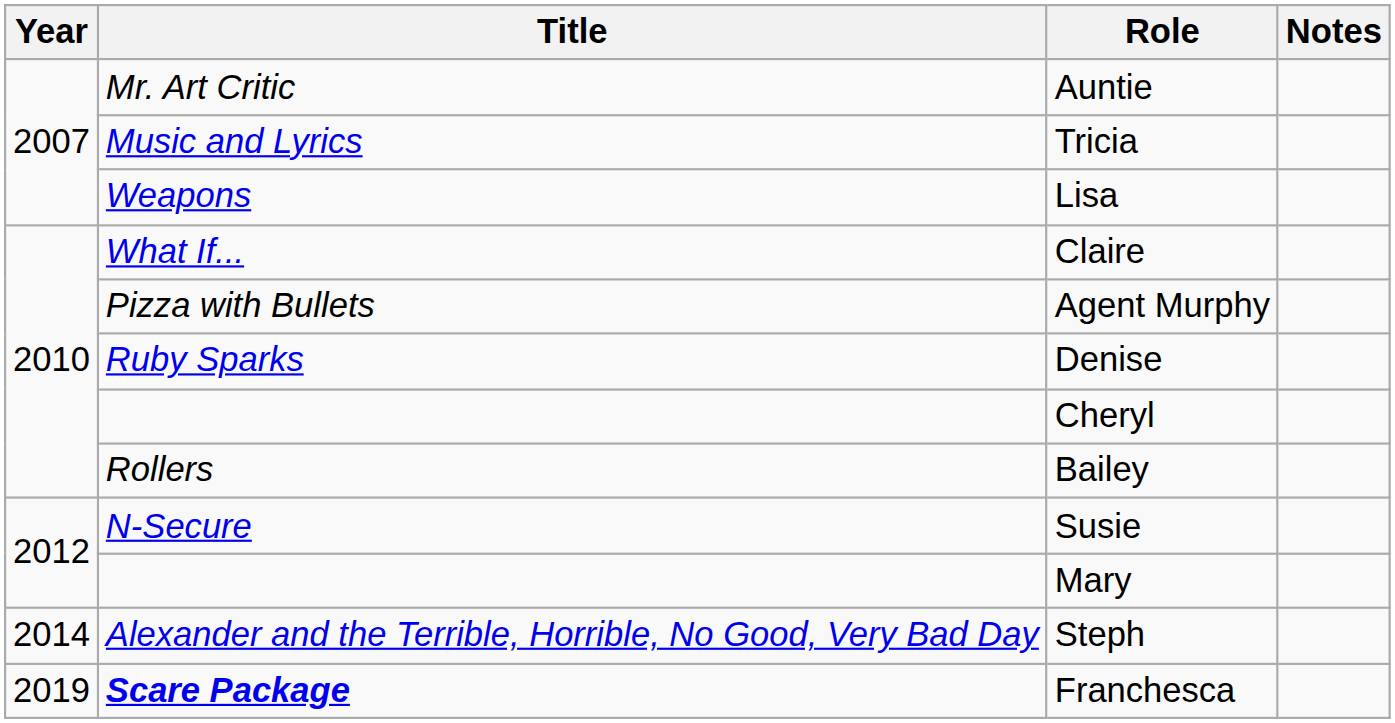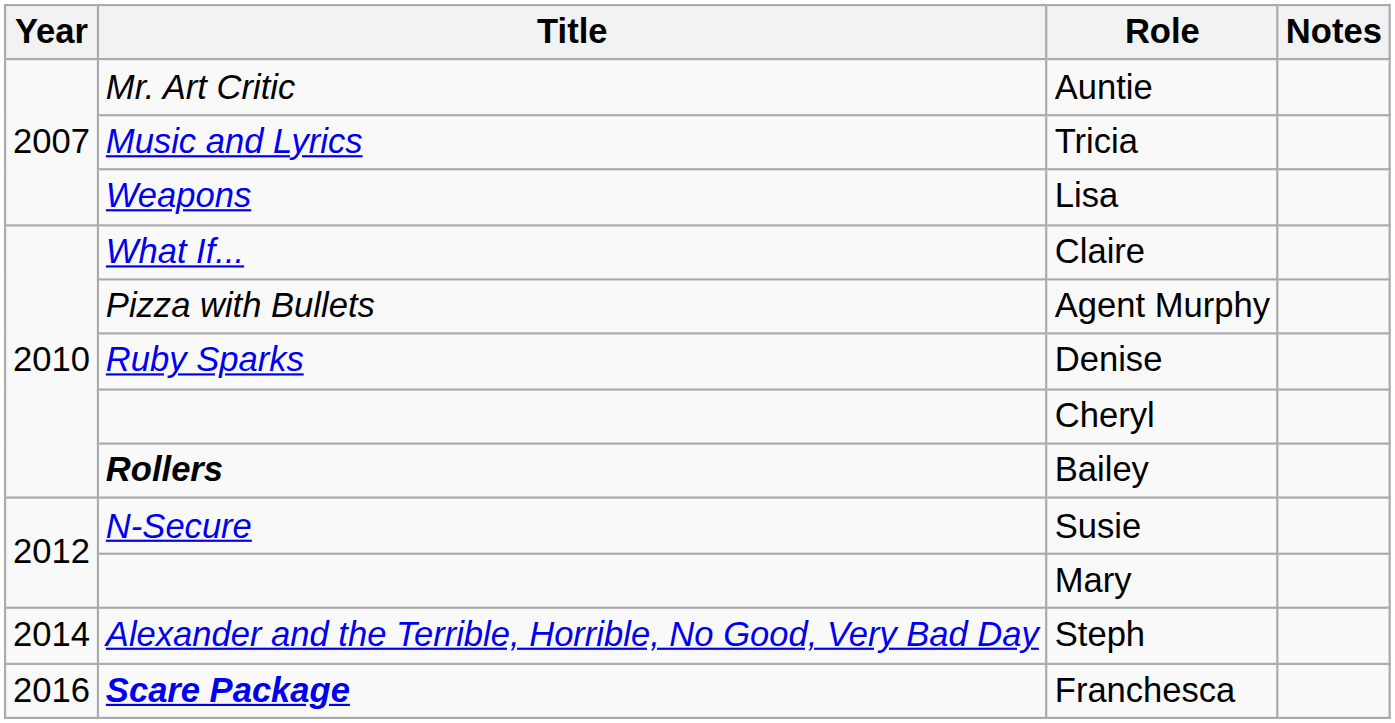(160, 470) normal -> (164, 470) bold
(51, 689) 2019 -> (51, 689) 2016
